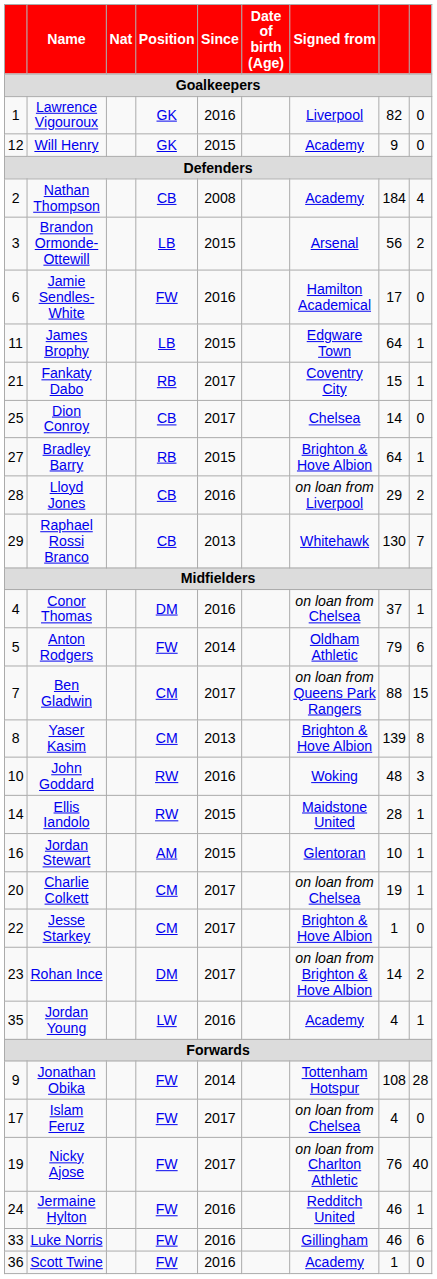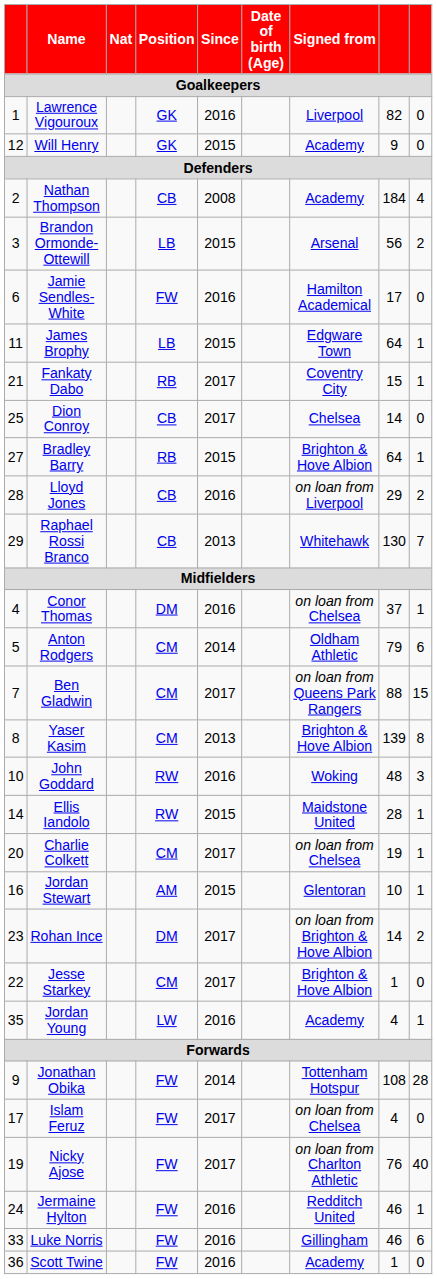(167, 647) FW -> (167, 647) CM
rows swapped: (66, 853) <-> (67, 891)
rows swapped: (66, 929) <-> (66, 974)
